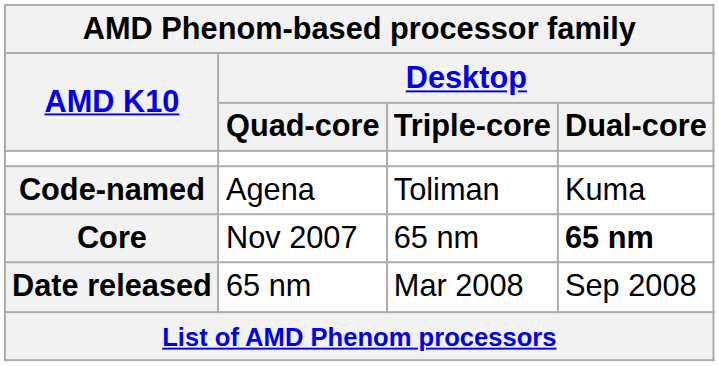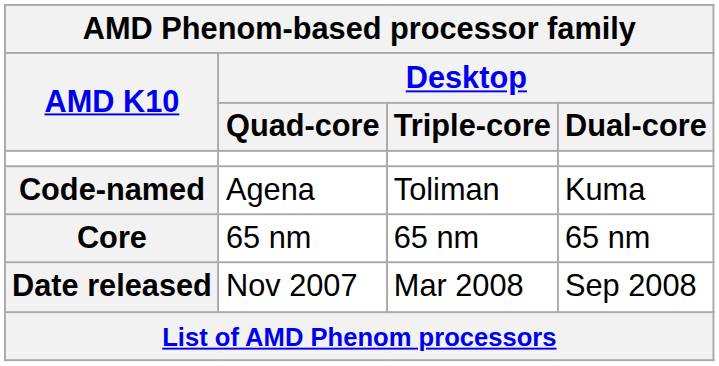(292, 237) Nov 2007 -> (269, 237) 65 nm
(609, 237) bold -> (608, 237) normal
(269, 286) 65 nm -> (292, 286) Nov 2007
